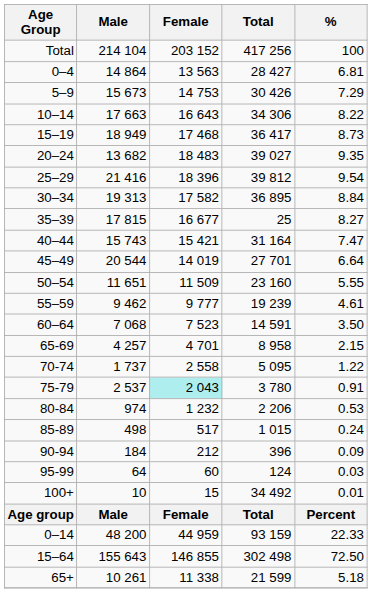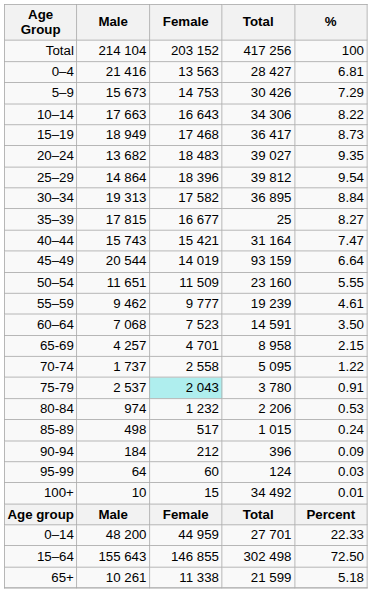(126, 72) 14 864 -> (126, 72) 21 416
(126, 177) 21 416 -> (126, 177) 14 864
(271, 261) 27 701 -> (271, 261) 93 159
(271, 535) 93 159 -> (271, 535) 27 701
